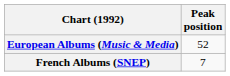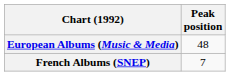(203, 44) 52 -> (203, 44) 48
